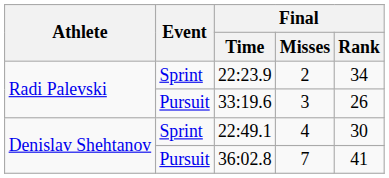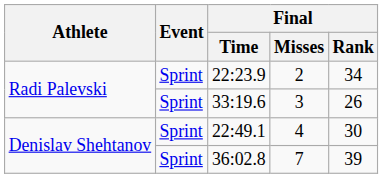(185, 103) Pursuit -> (181, 103) Sprint
(185, 159) Pursuit -> (181, 159) Sprint
(359, 159) 41 -> (353, 159) 39
